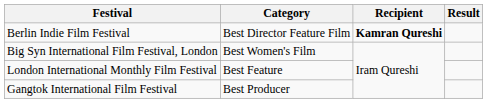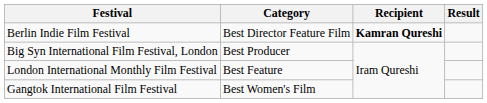(269, 51) Best Women's Film -> (256, 51) Best Producer
(256, 88) Best Producer -> (269, 88) Best Women's Film
